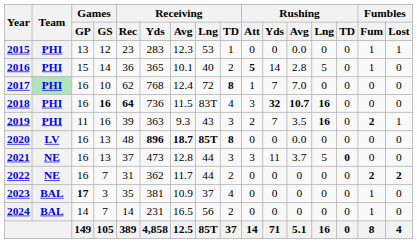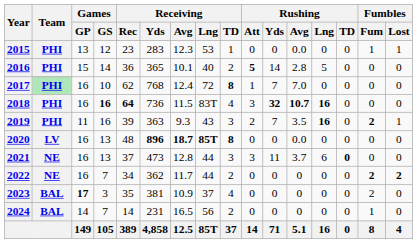(372, 67) 1 -> (372, 67) 0
(324, 157) 5 -> (324, 157) 6
(128, 175) 31 -> (128, 175) 34
(372, 193) 1 -> (372, 193) 2
